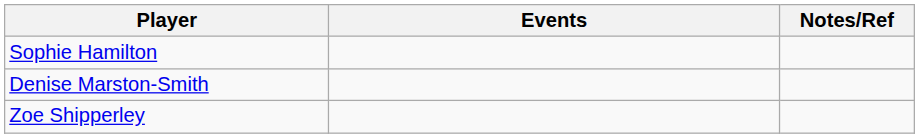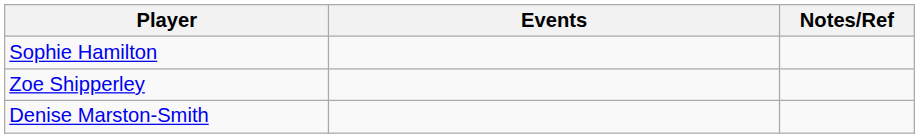rows swapped: (109, 84) <-> (77, 116)
